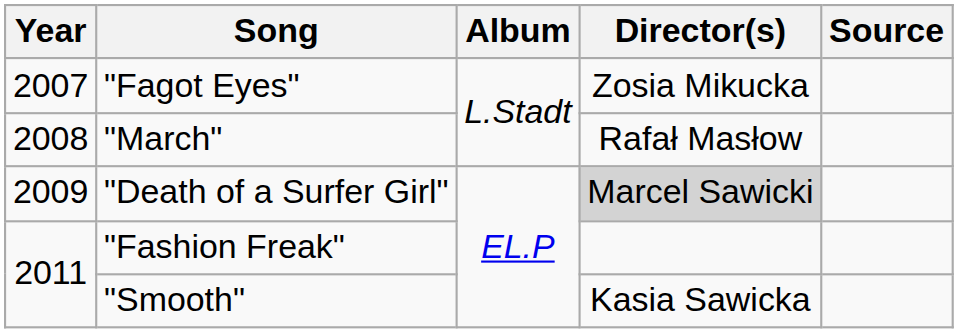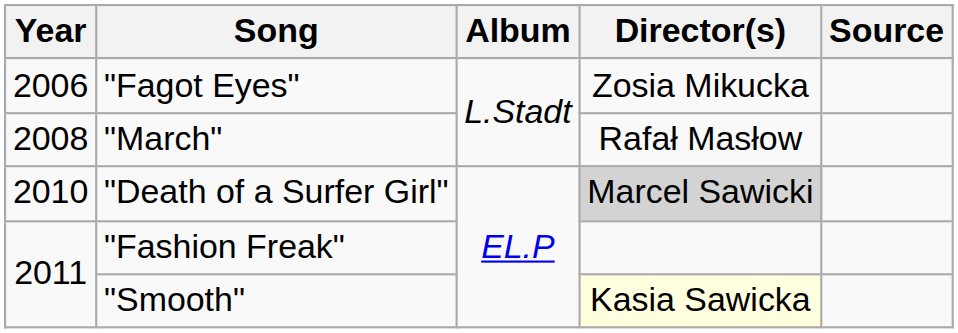(51, 85) 2007 -> (51, 85) 2006
(51, 192) 2009 -> (51, 192) 2010
(700, 300) no background -> (700, 300) lightyellow background
